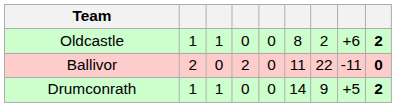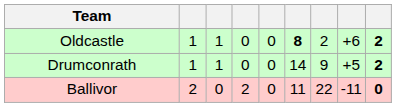(298, 41) normal -> (298, 41) bold
rows swapped: (92, 89) <-> (92, 65)
